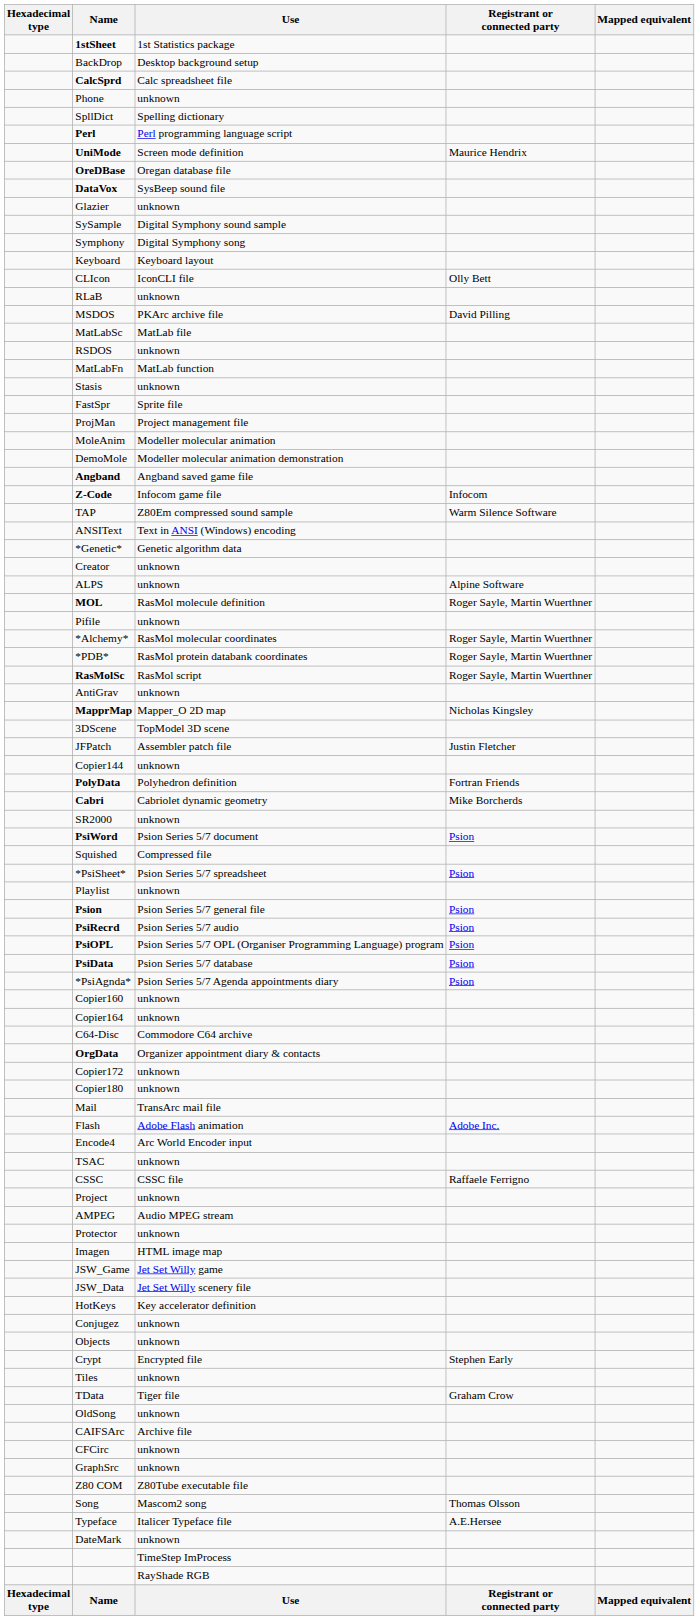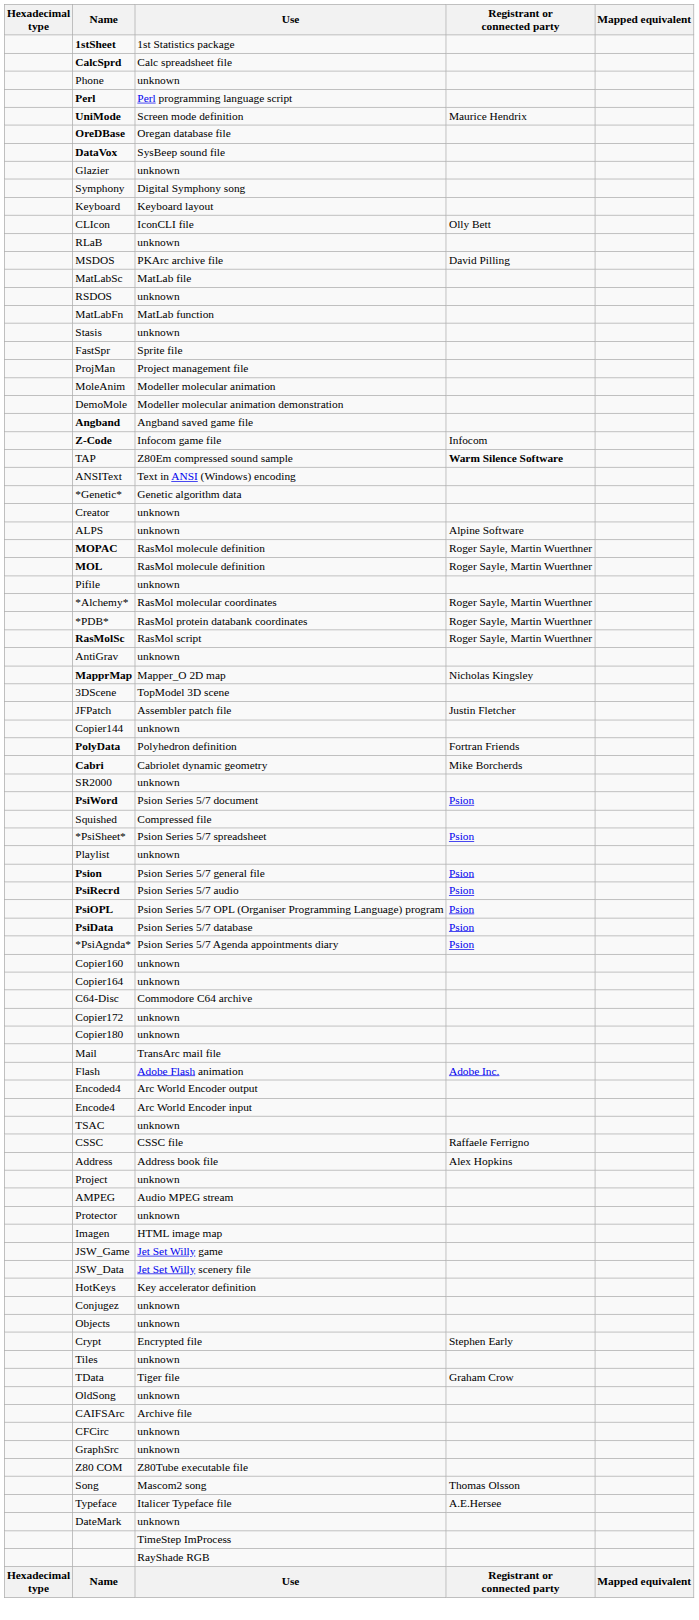- row: (99, 62)
- row: (94, 116)
- row: (98, 224)
(503, 512) normal -> (506, 458) bold
+ row: (96, 548)
- row: (97, 1053)
+ row: (98, 1089)
+ row: (94, 1161)
